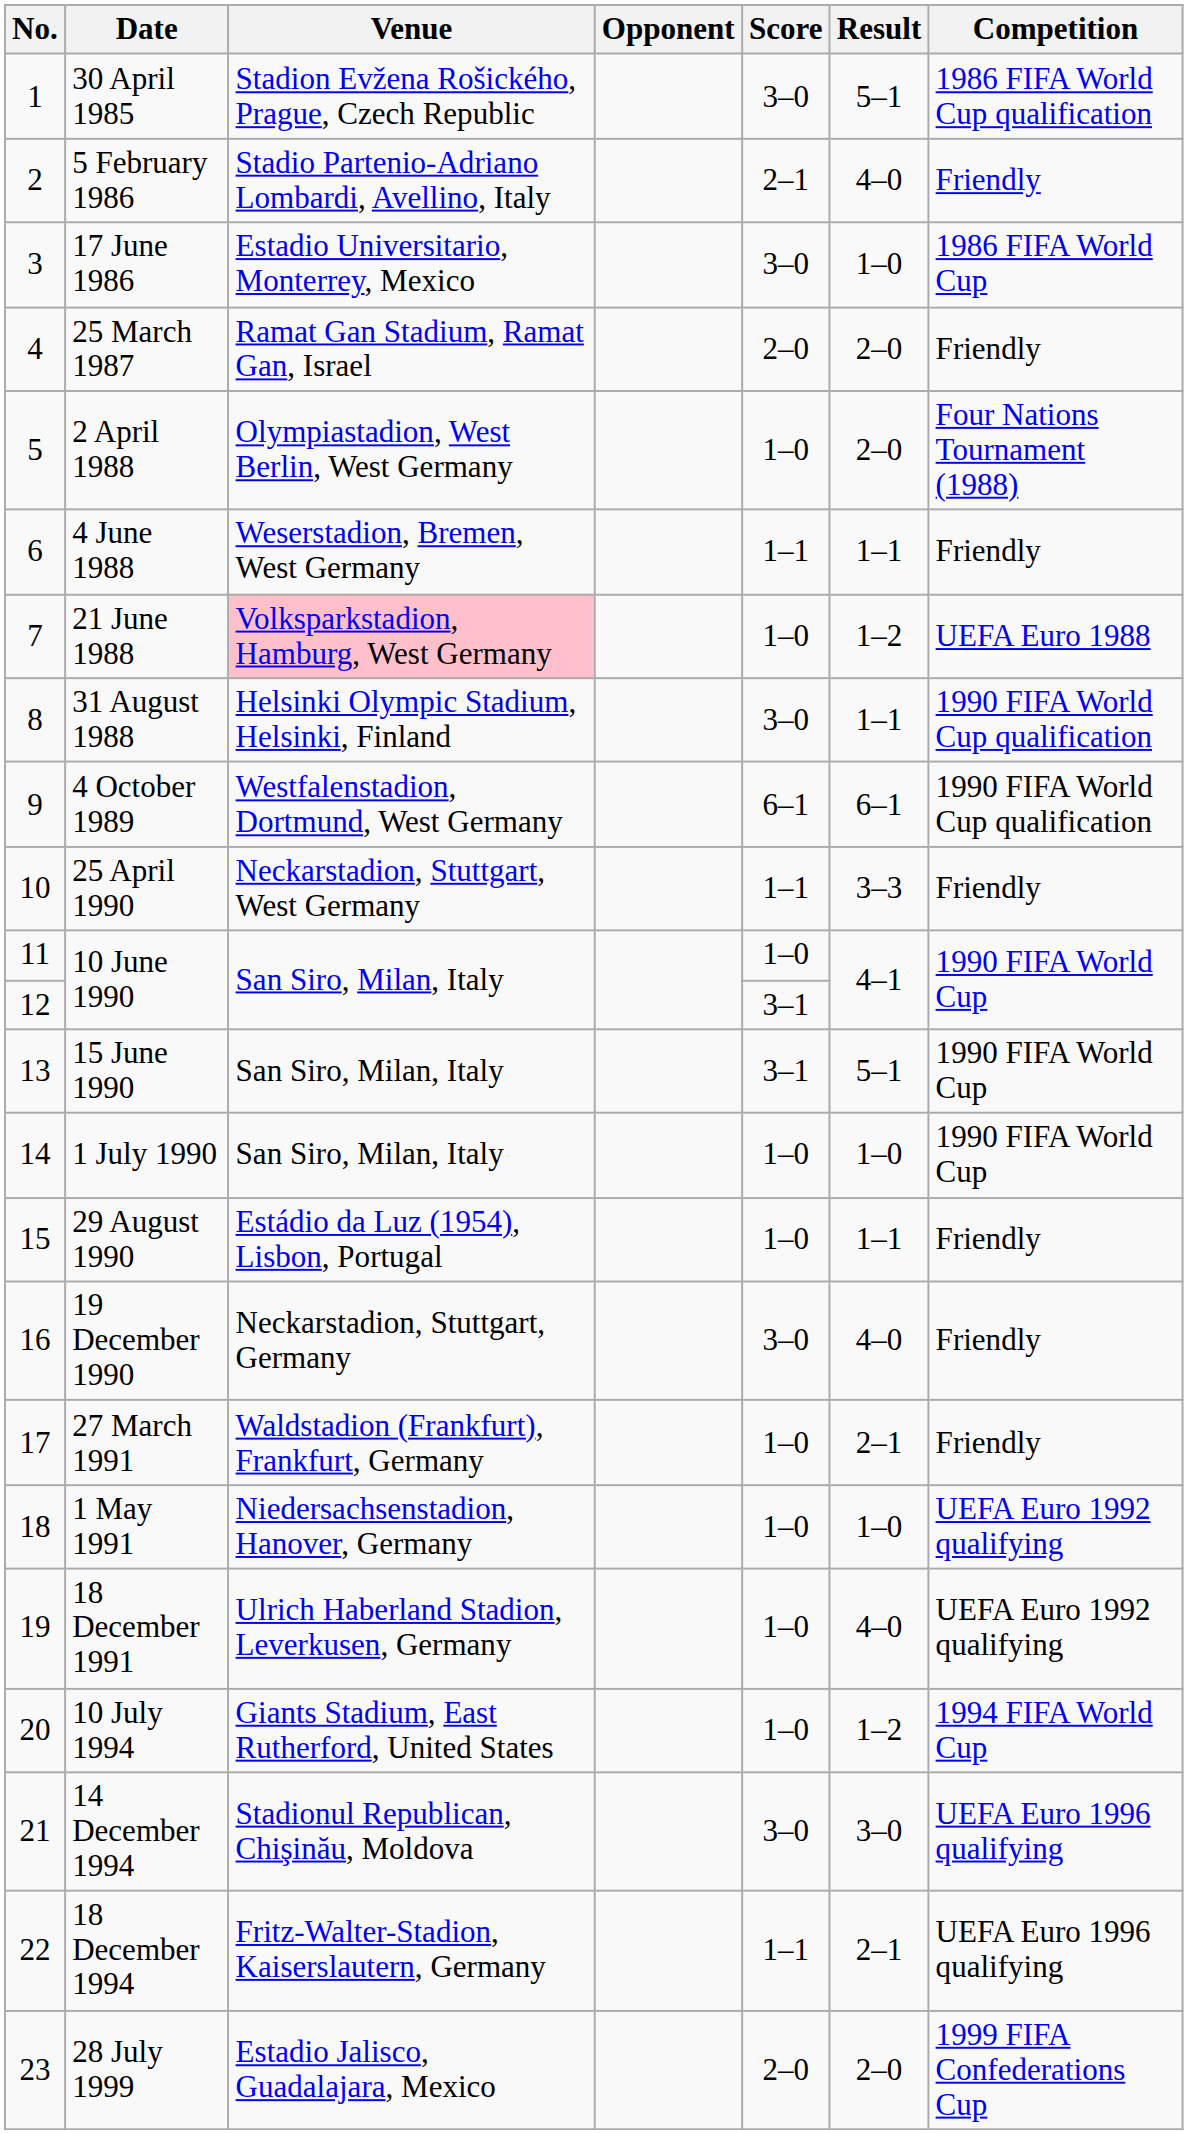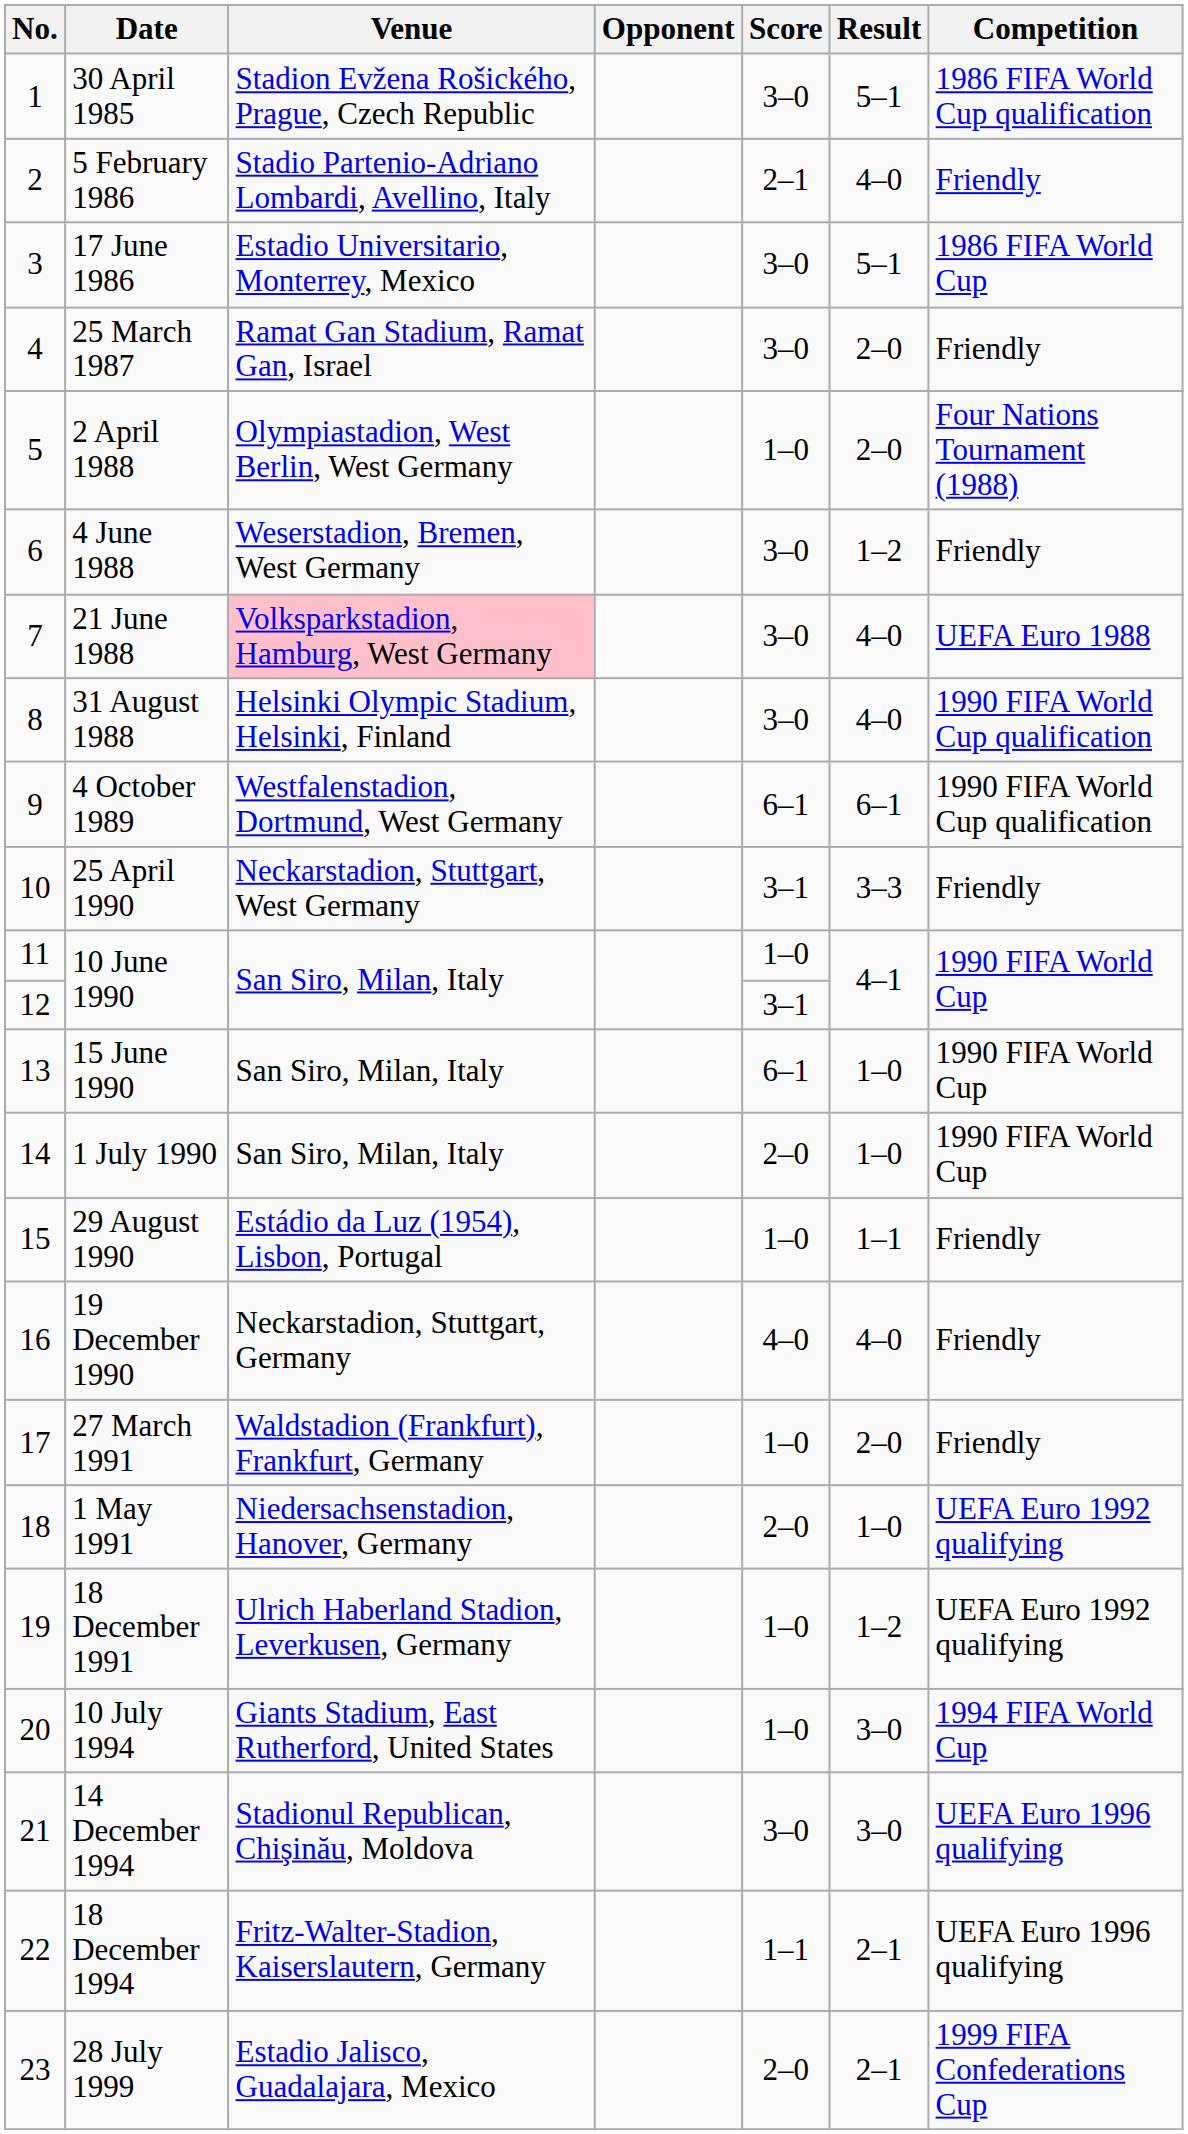(879, 264) 1–0 -> (879, 264) 5–1
(786, 348) 2–0 -> (786, 348) 3–0
(786, 551) 1–1 -> (786, 551) 3–0
(879, 551) 1–1 -> (879, 551) 1–2
(786, 635) 1–0 -> (786, 635) 3–0
(879, 635) 1–2 -> (879, 635) 4–0
(879, 719) 1–1 -> (879, 719) 4–0
(786, 888) 1–1 -> (786, 888) 3–1
(786, 1070) 3–1 -> (786, 1070) 6–1
(879, 1070) 5–1 -> (879, 1070) 1–0
(786, 1154) 1–0 -> (786, 1154) 2–0
(786, 1340) 3–0 -> (786, 1340) 4–0
(879, 1442) 2–1 -> (879, 1442) 2–0
(786, 1526) 1–0 -> (786, 1526) 2–0
(879, 1627) 4–0 -> (879, 1627) 1–2
(879, 1729) 1–2 -> (879, 1729) 3–0
(879, 2069) 2–0 -> (879, 2069) 2–1
